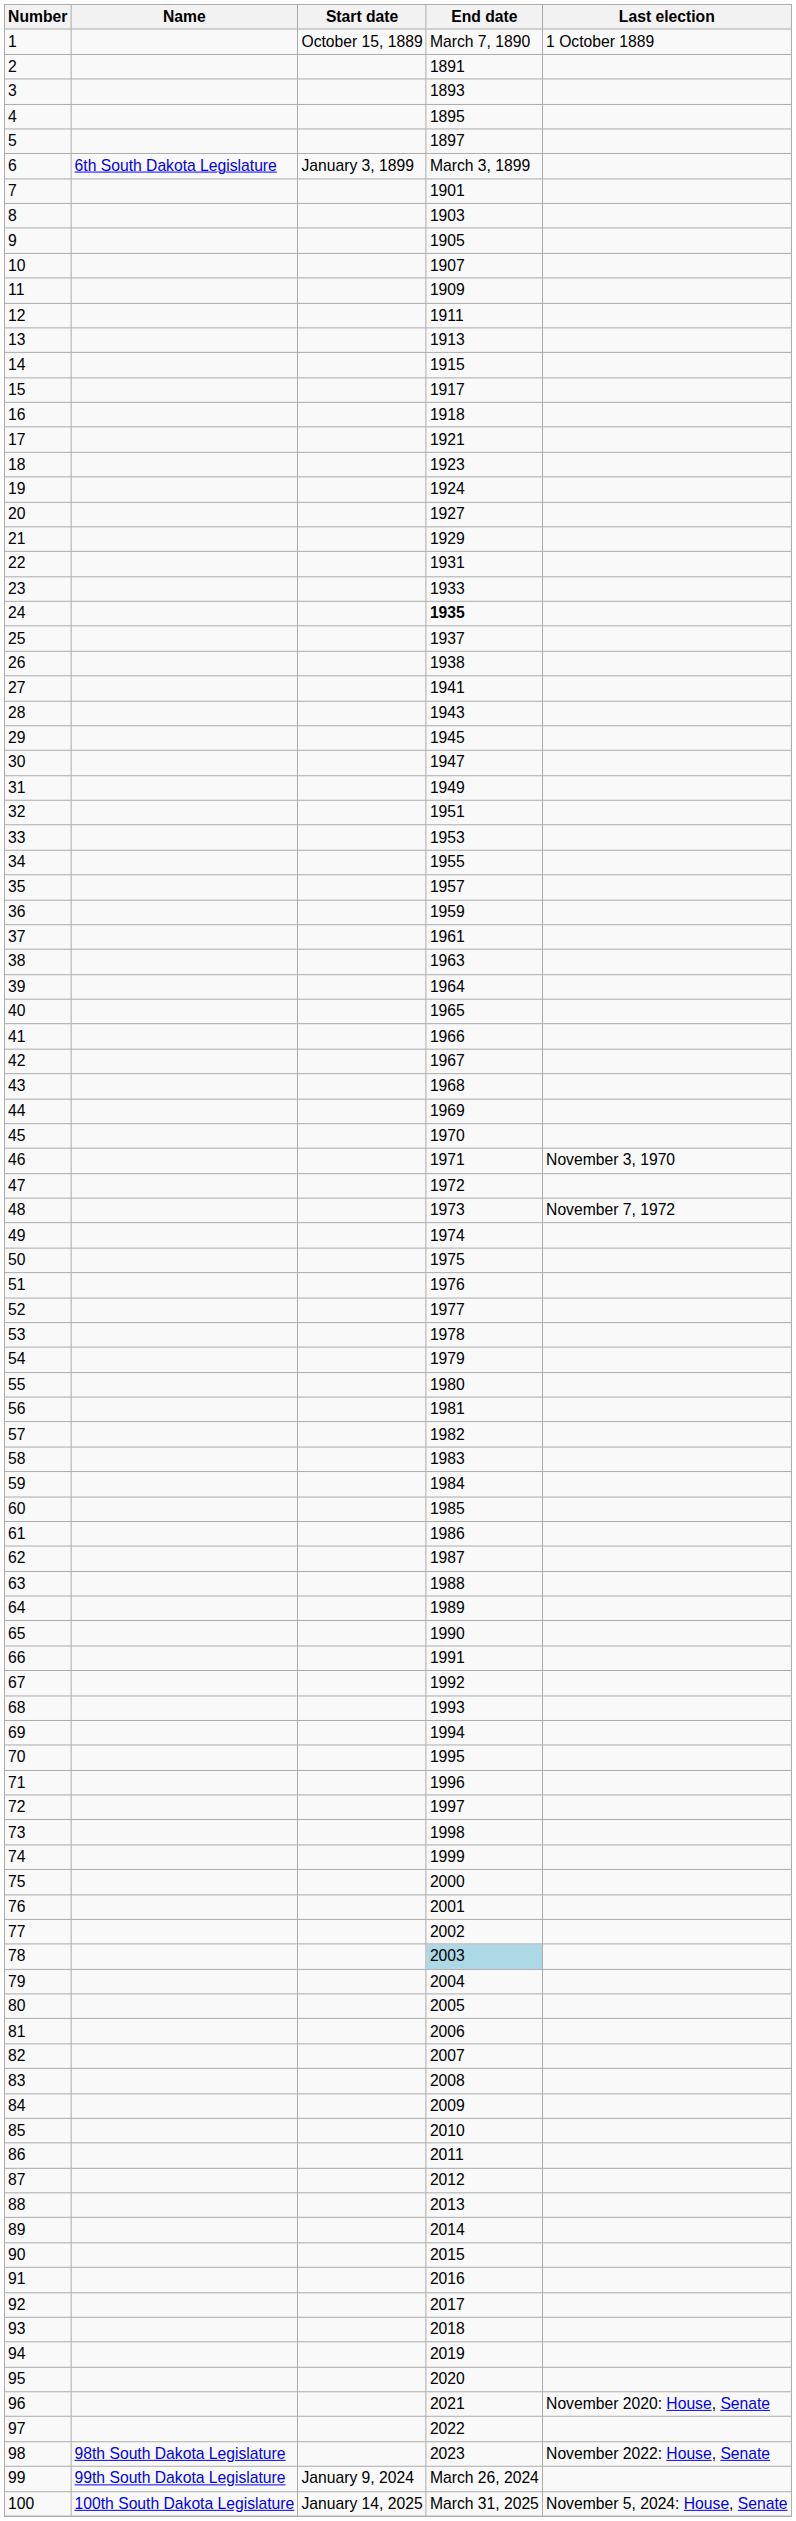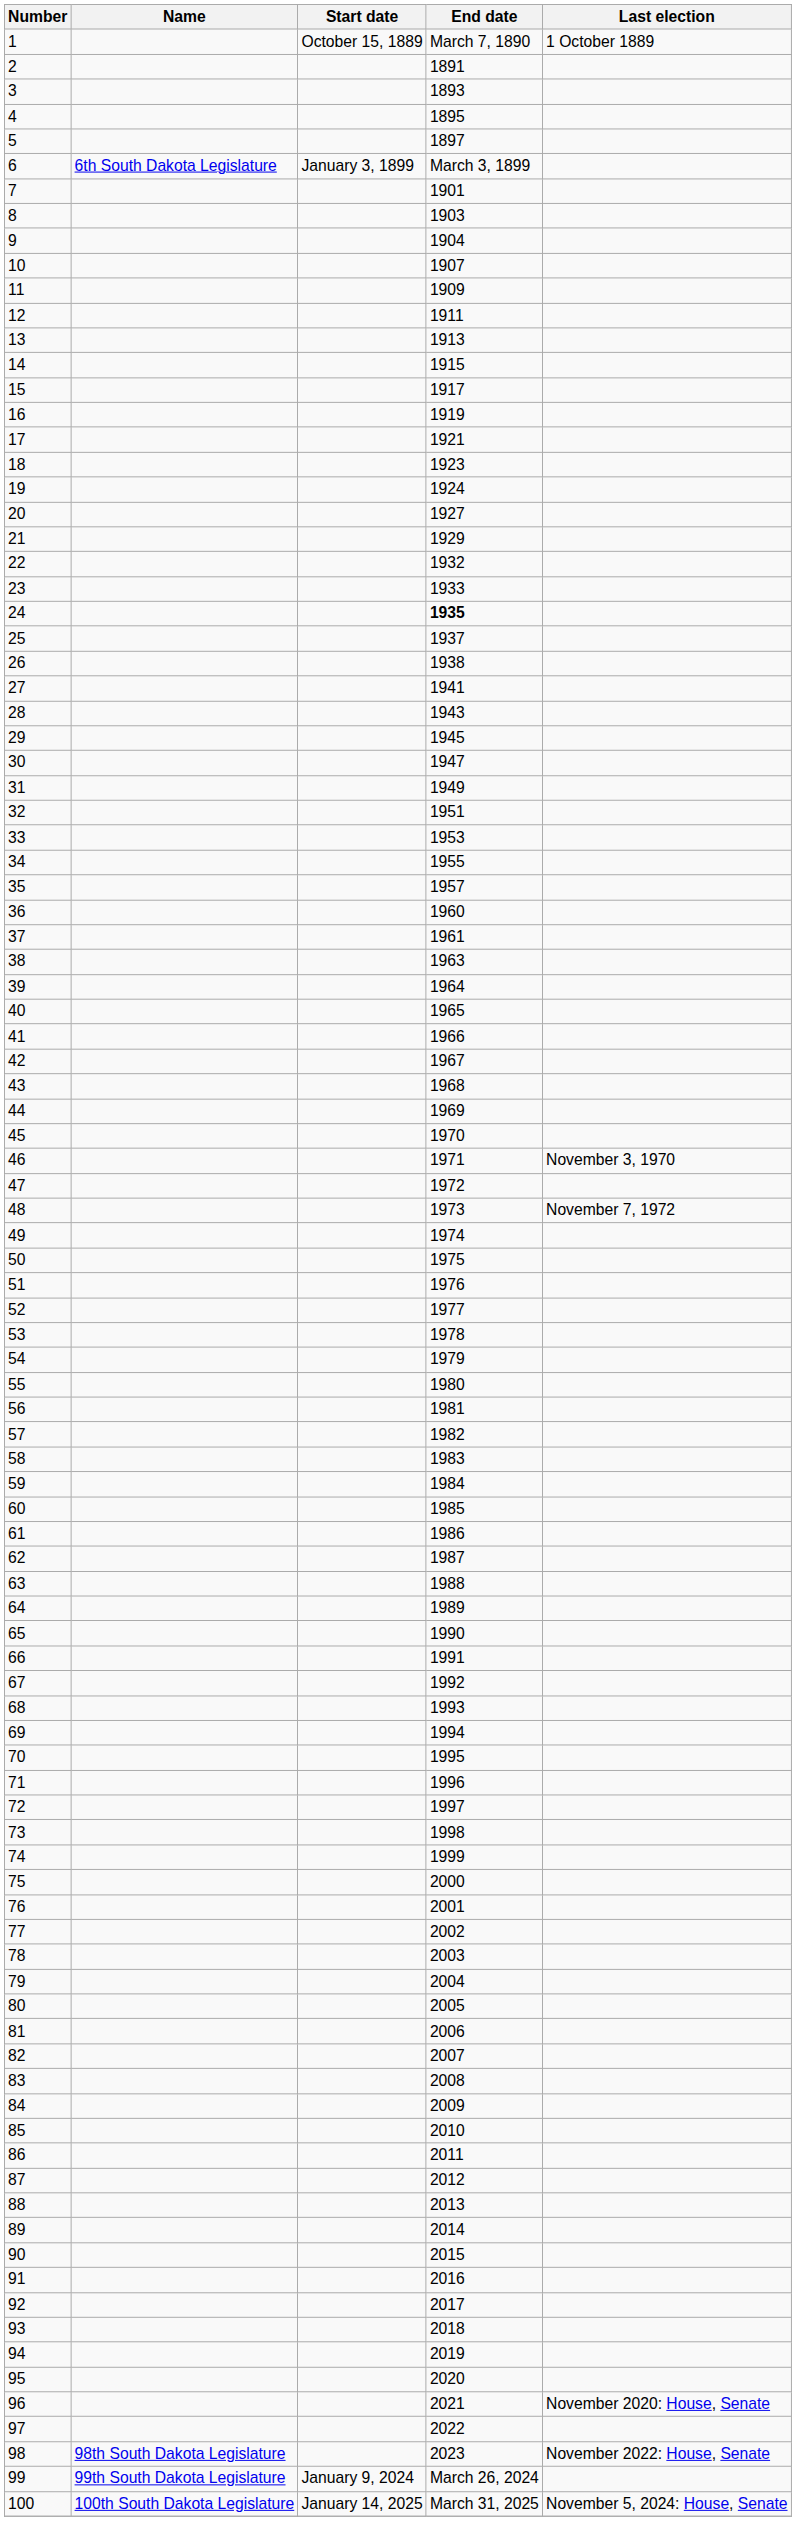(447, 240) 1905 -> (447, 240) 1904
(447, 414) 1918 -> (447, 414) 1919
(447, 564) 1931 -> (447, 564) 1932
(447, 912) 1959 -> (447, 912) 1960
(447, 1956) lightblue background -> (447, 1956) no background
